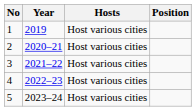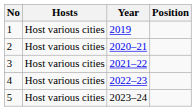columns swapped: (44, 13) <-> (107, 13)
